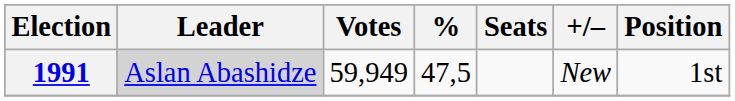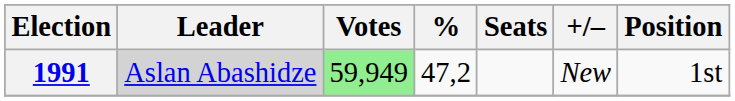(369, 72) no background -> (369, 72) lightgreen background
(446, 72) 47,5 -> (446, 72) 47,2
